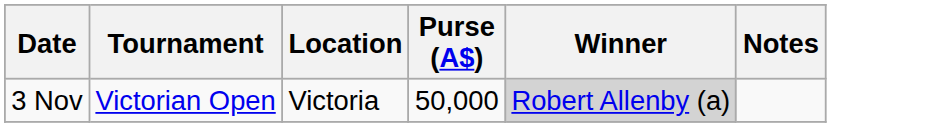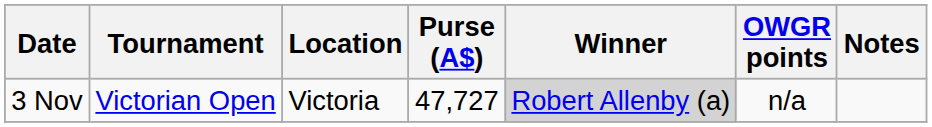+ column: (787, 42)
(457, 101) 50,000 -> (457, 101) 47,727
